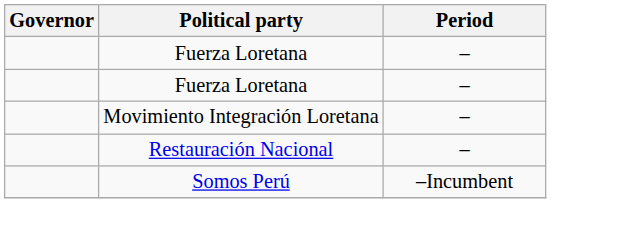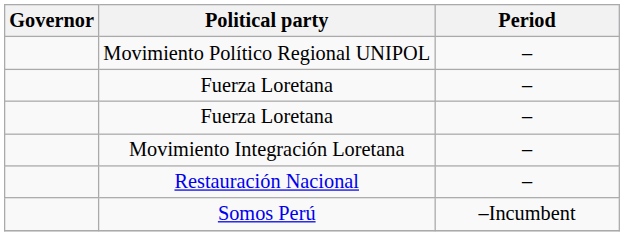+ row: (267, 52)
